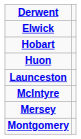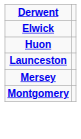- row: (38, 45)
- row: (38, 93)
